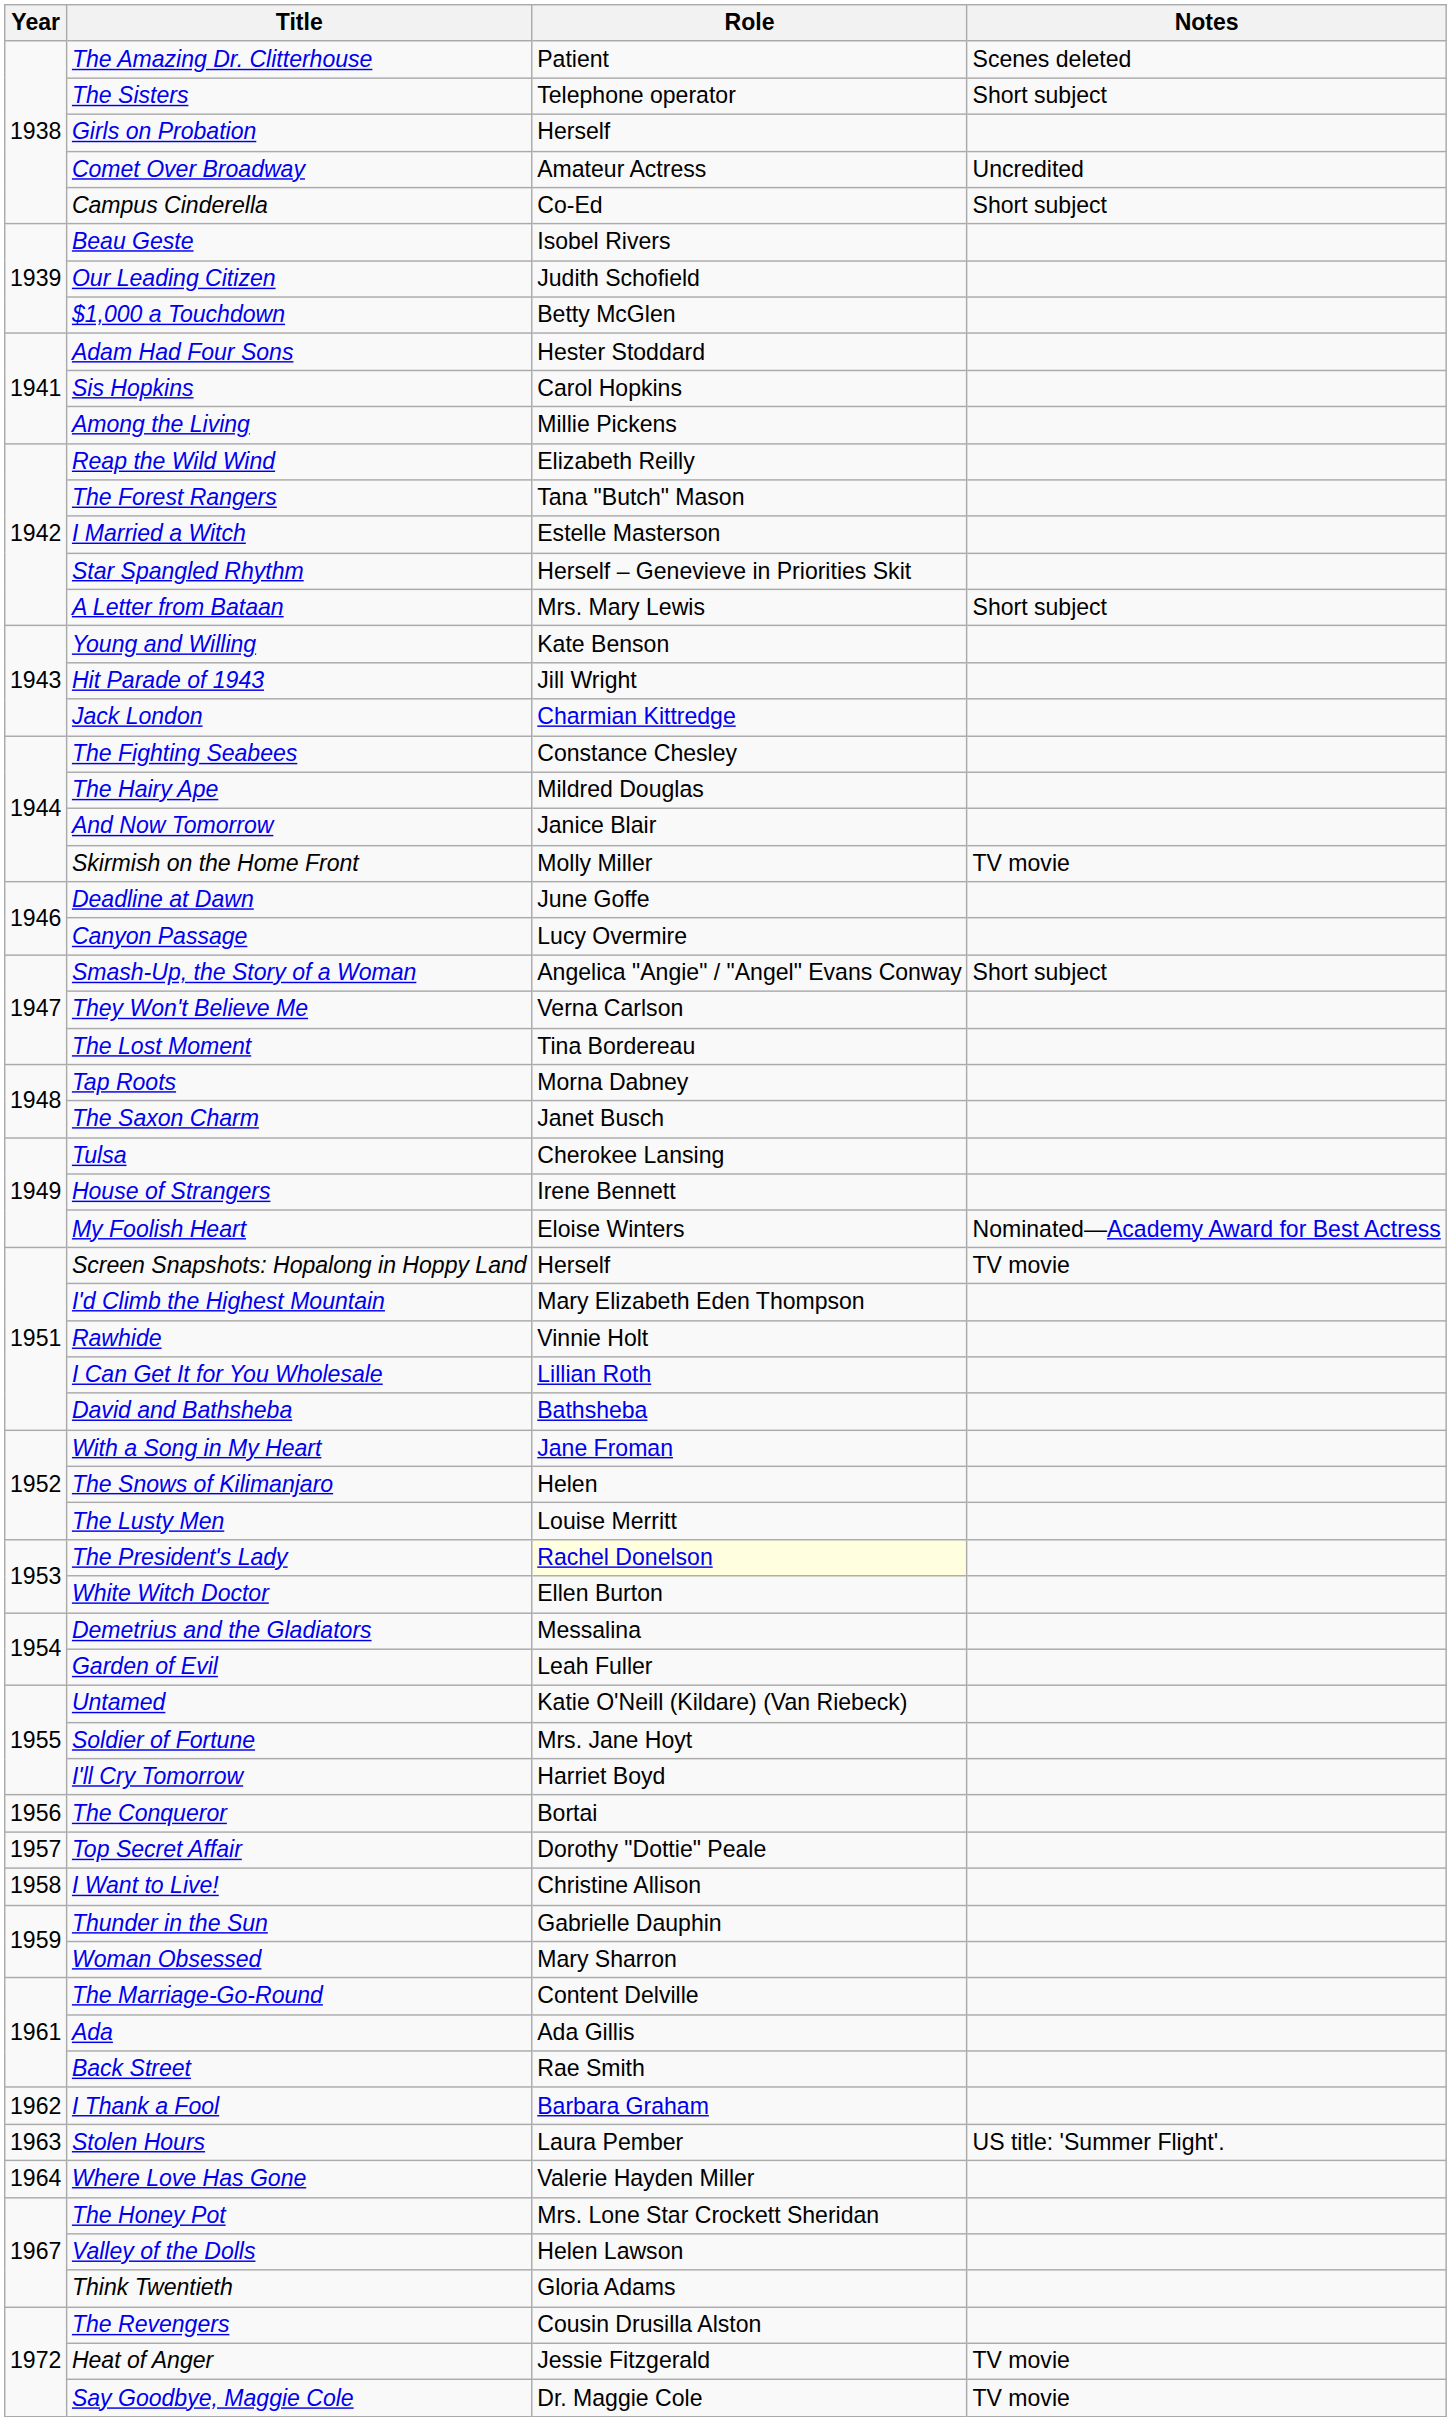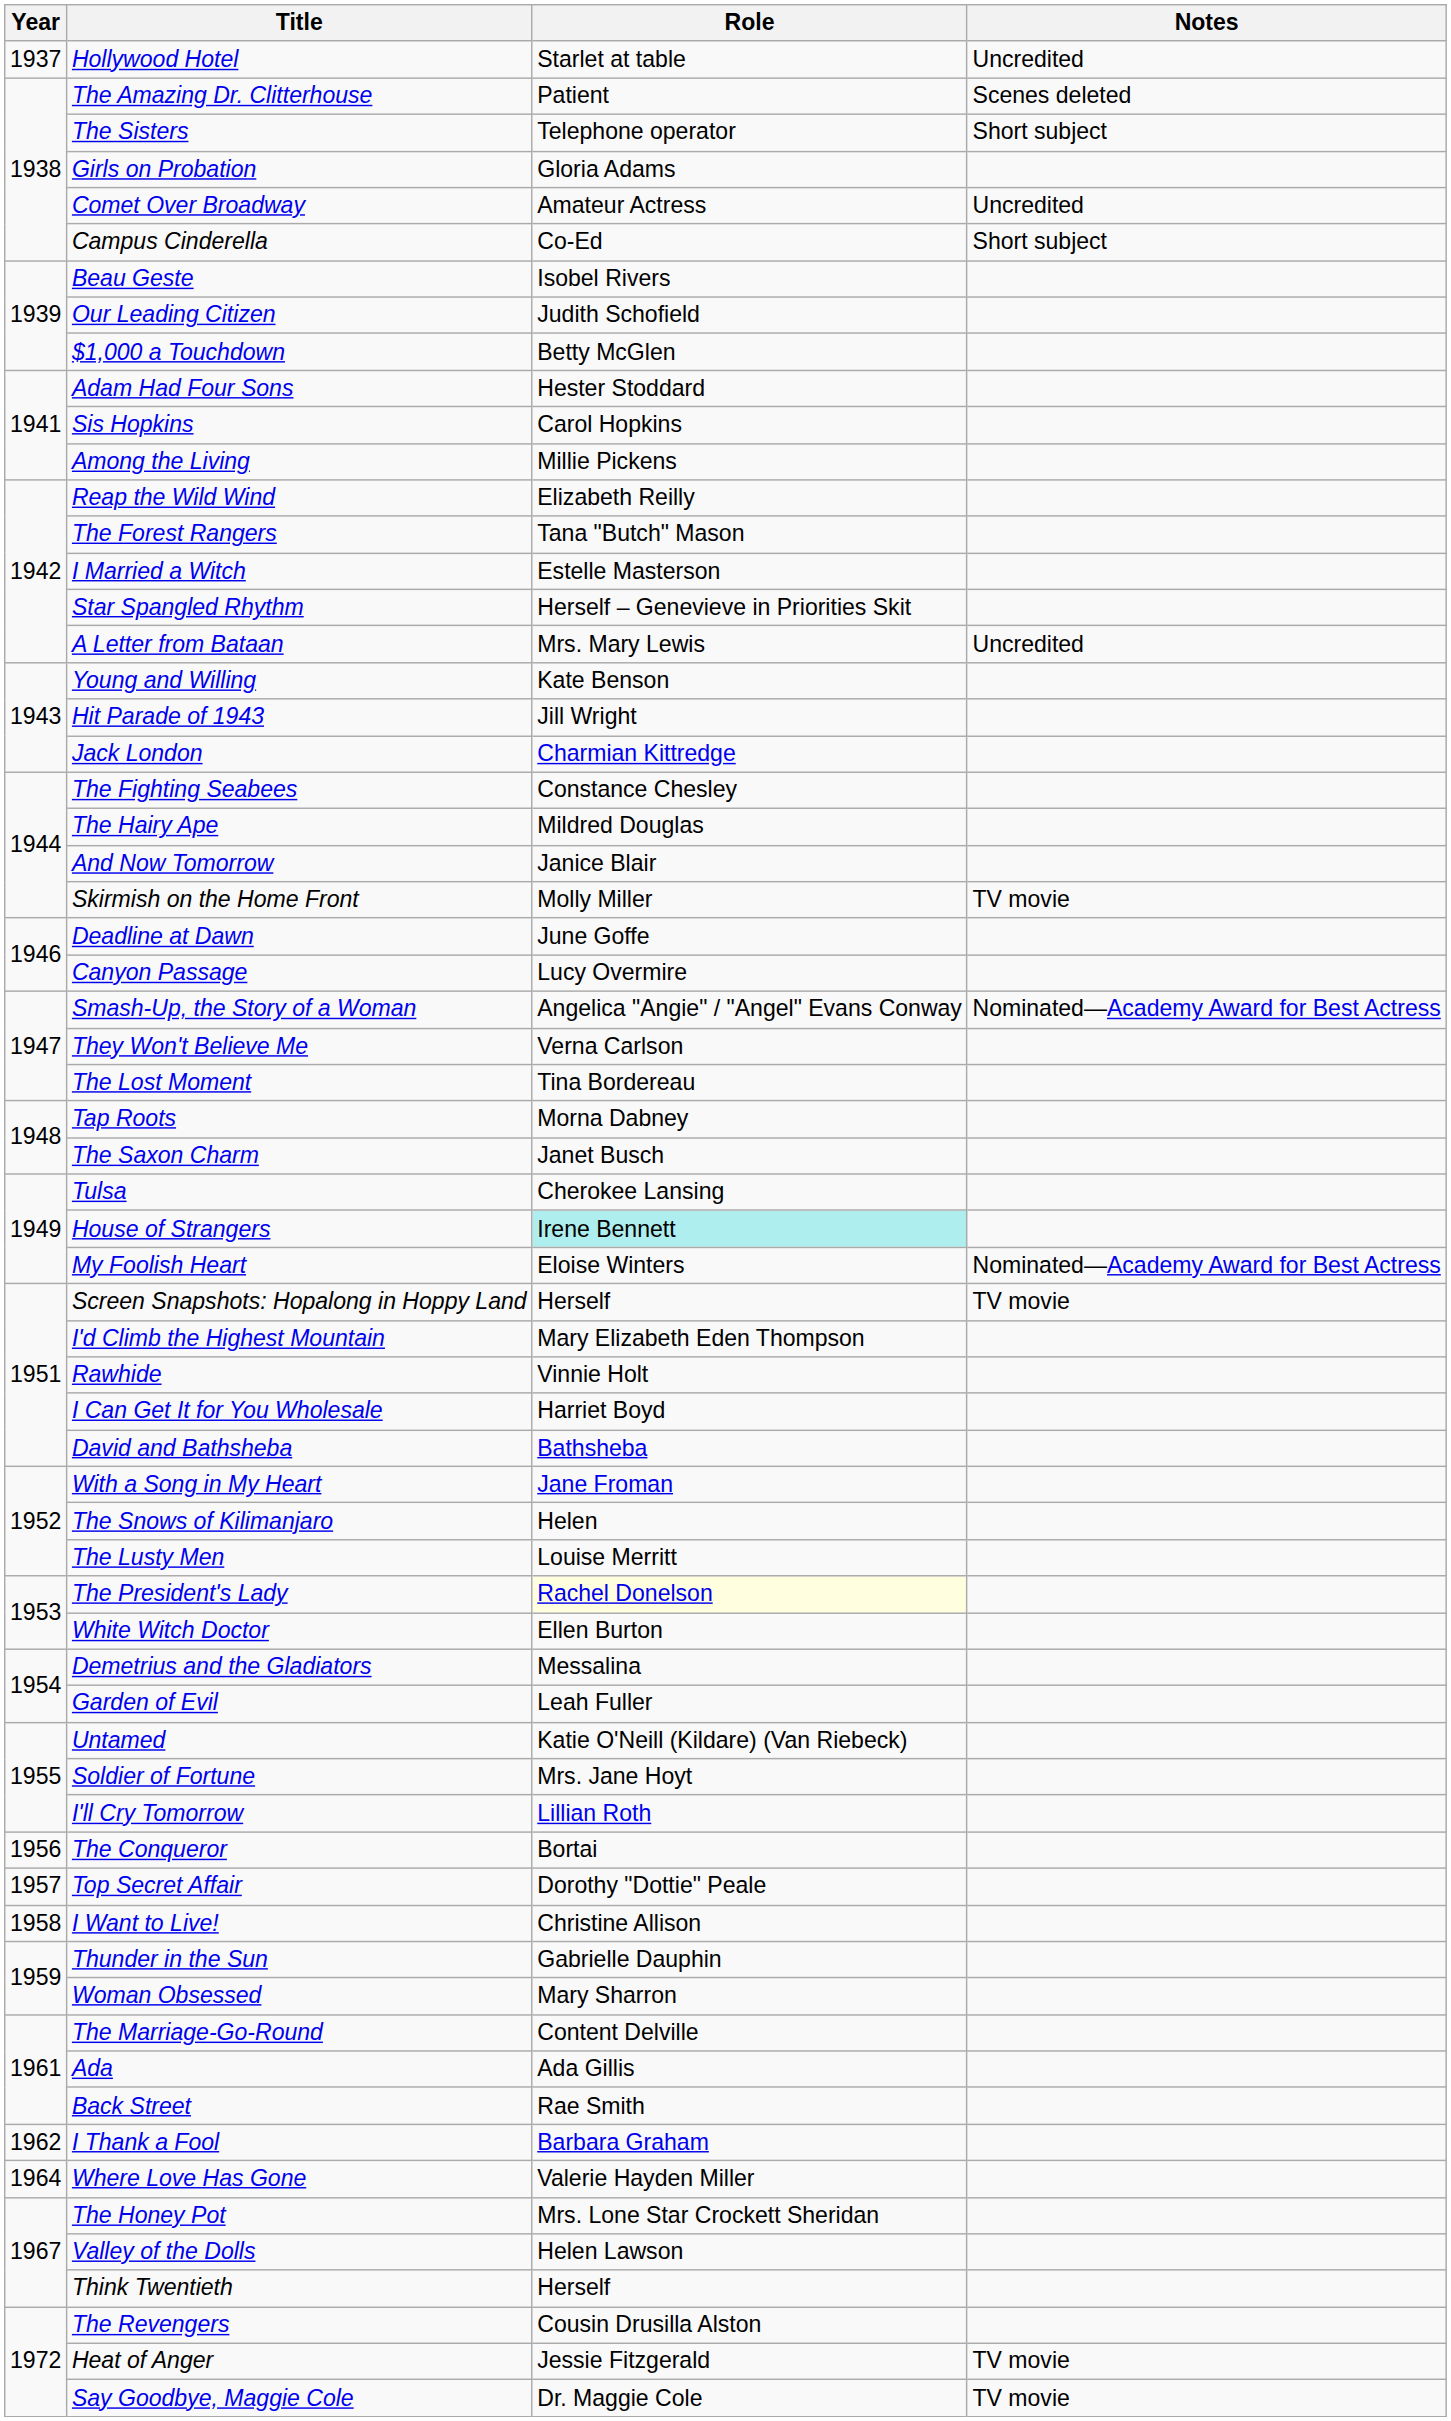+ row: (155, 59)
(574, 132) Herself -> (606, 168) Gloria Adams
(1040, 607) Short subject -> (1028, 643) Uncredited
(1040, 972) Short subject -> (1207, 1009) Nominated—Academy Award for Best Actress
(606, 1192) no background -> (606, 1228) paleturquoise background
(594, 1374) Lillian Roth -> (601, 1411) Harriet Boyd
(601, 1776) Harriet Boyd -> (594, 1813) Lillian Roth
- row: (139, 2142)
(606, 2288) Gloria Adams -> (574, 2288) Herself
